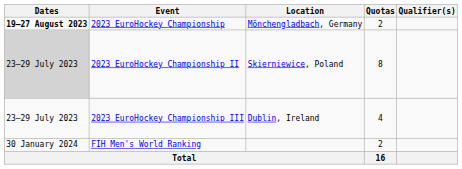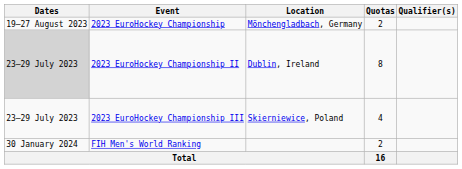(47, 24) bold -> (47, 24) normal
(295, 64) Skierniewice, Poland -> (283, 64) Dublin, Ireland
(283, 118) Dublin, Ireland -> (295, 118) Skierniewice, Poland
